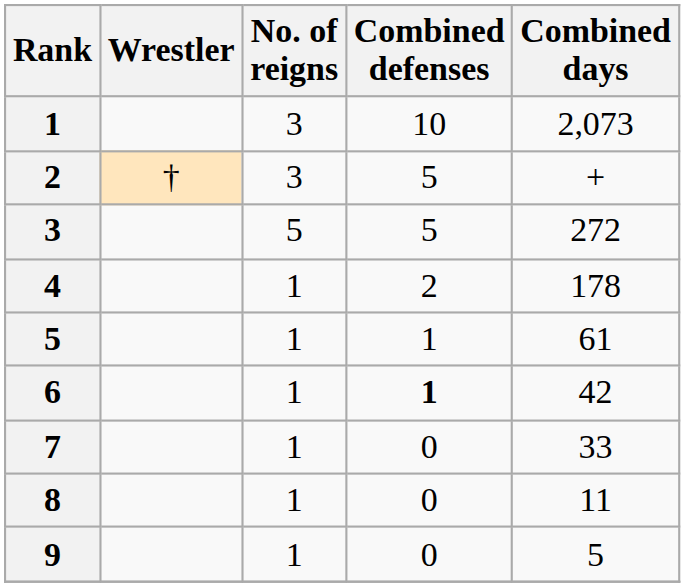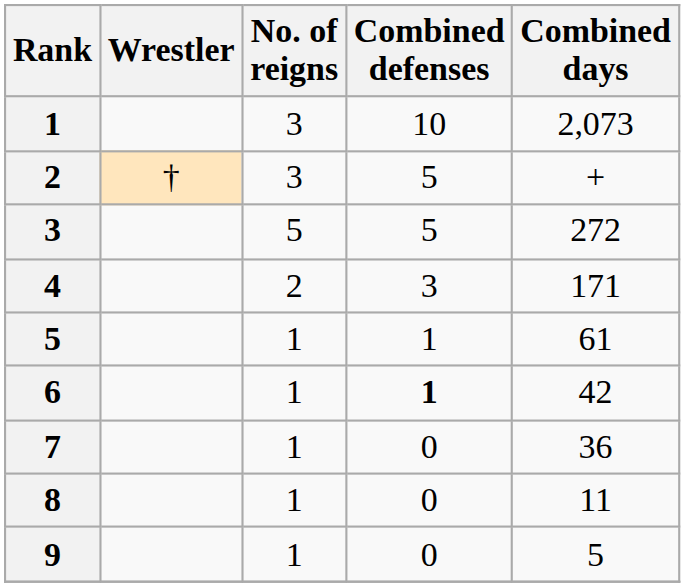(294, 284) 1 -> (294, 284) 2
(429, 284) 2 -> (429, 284) 3
(596, 284) 178 -> (596, 284) 171
(596, 446) 33 -> (596, 446) 36
